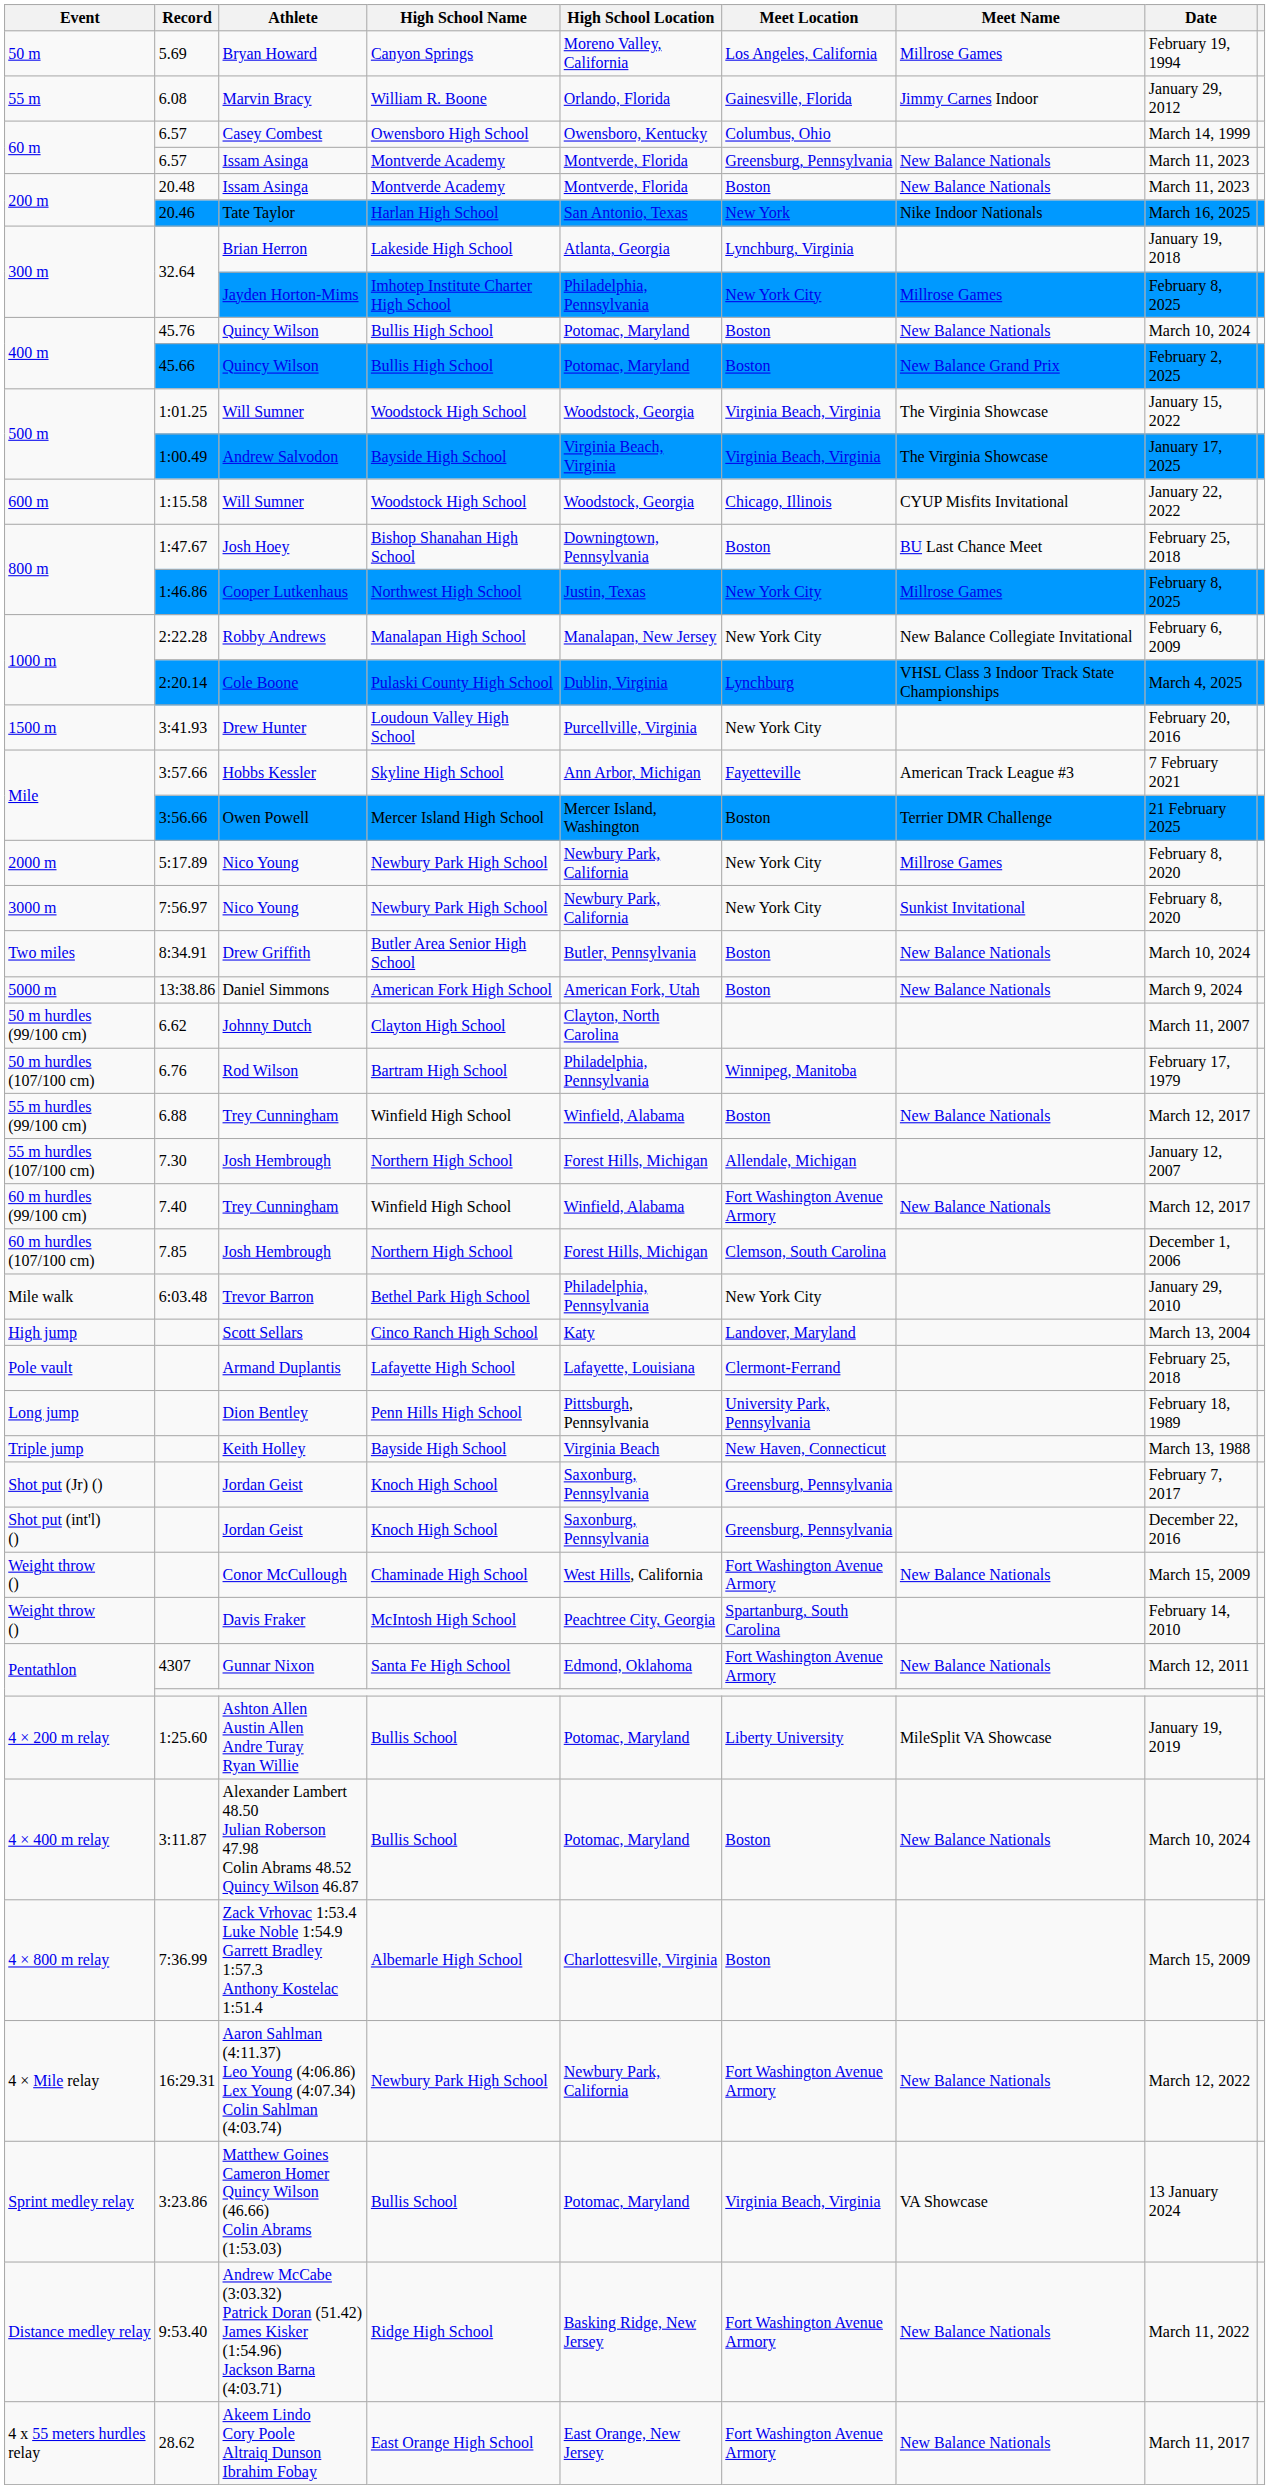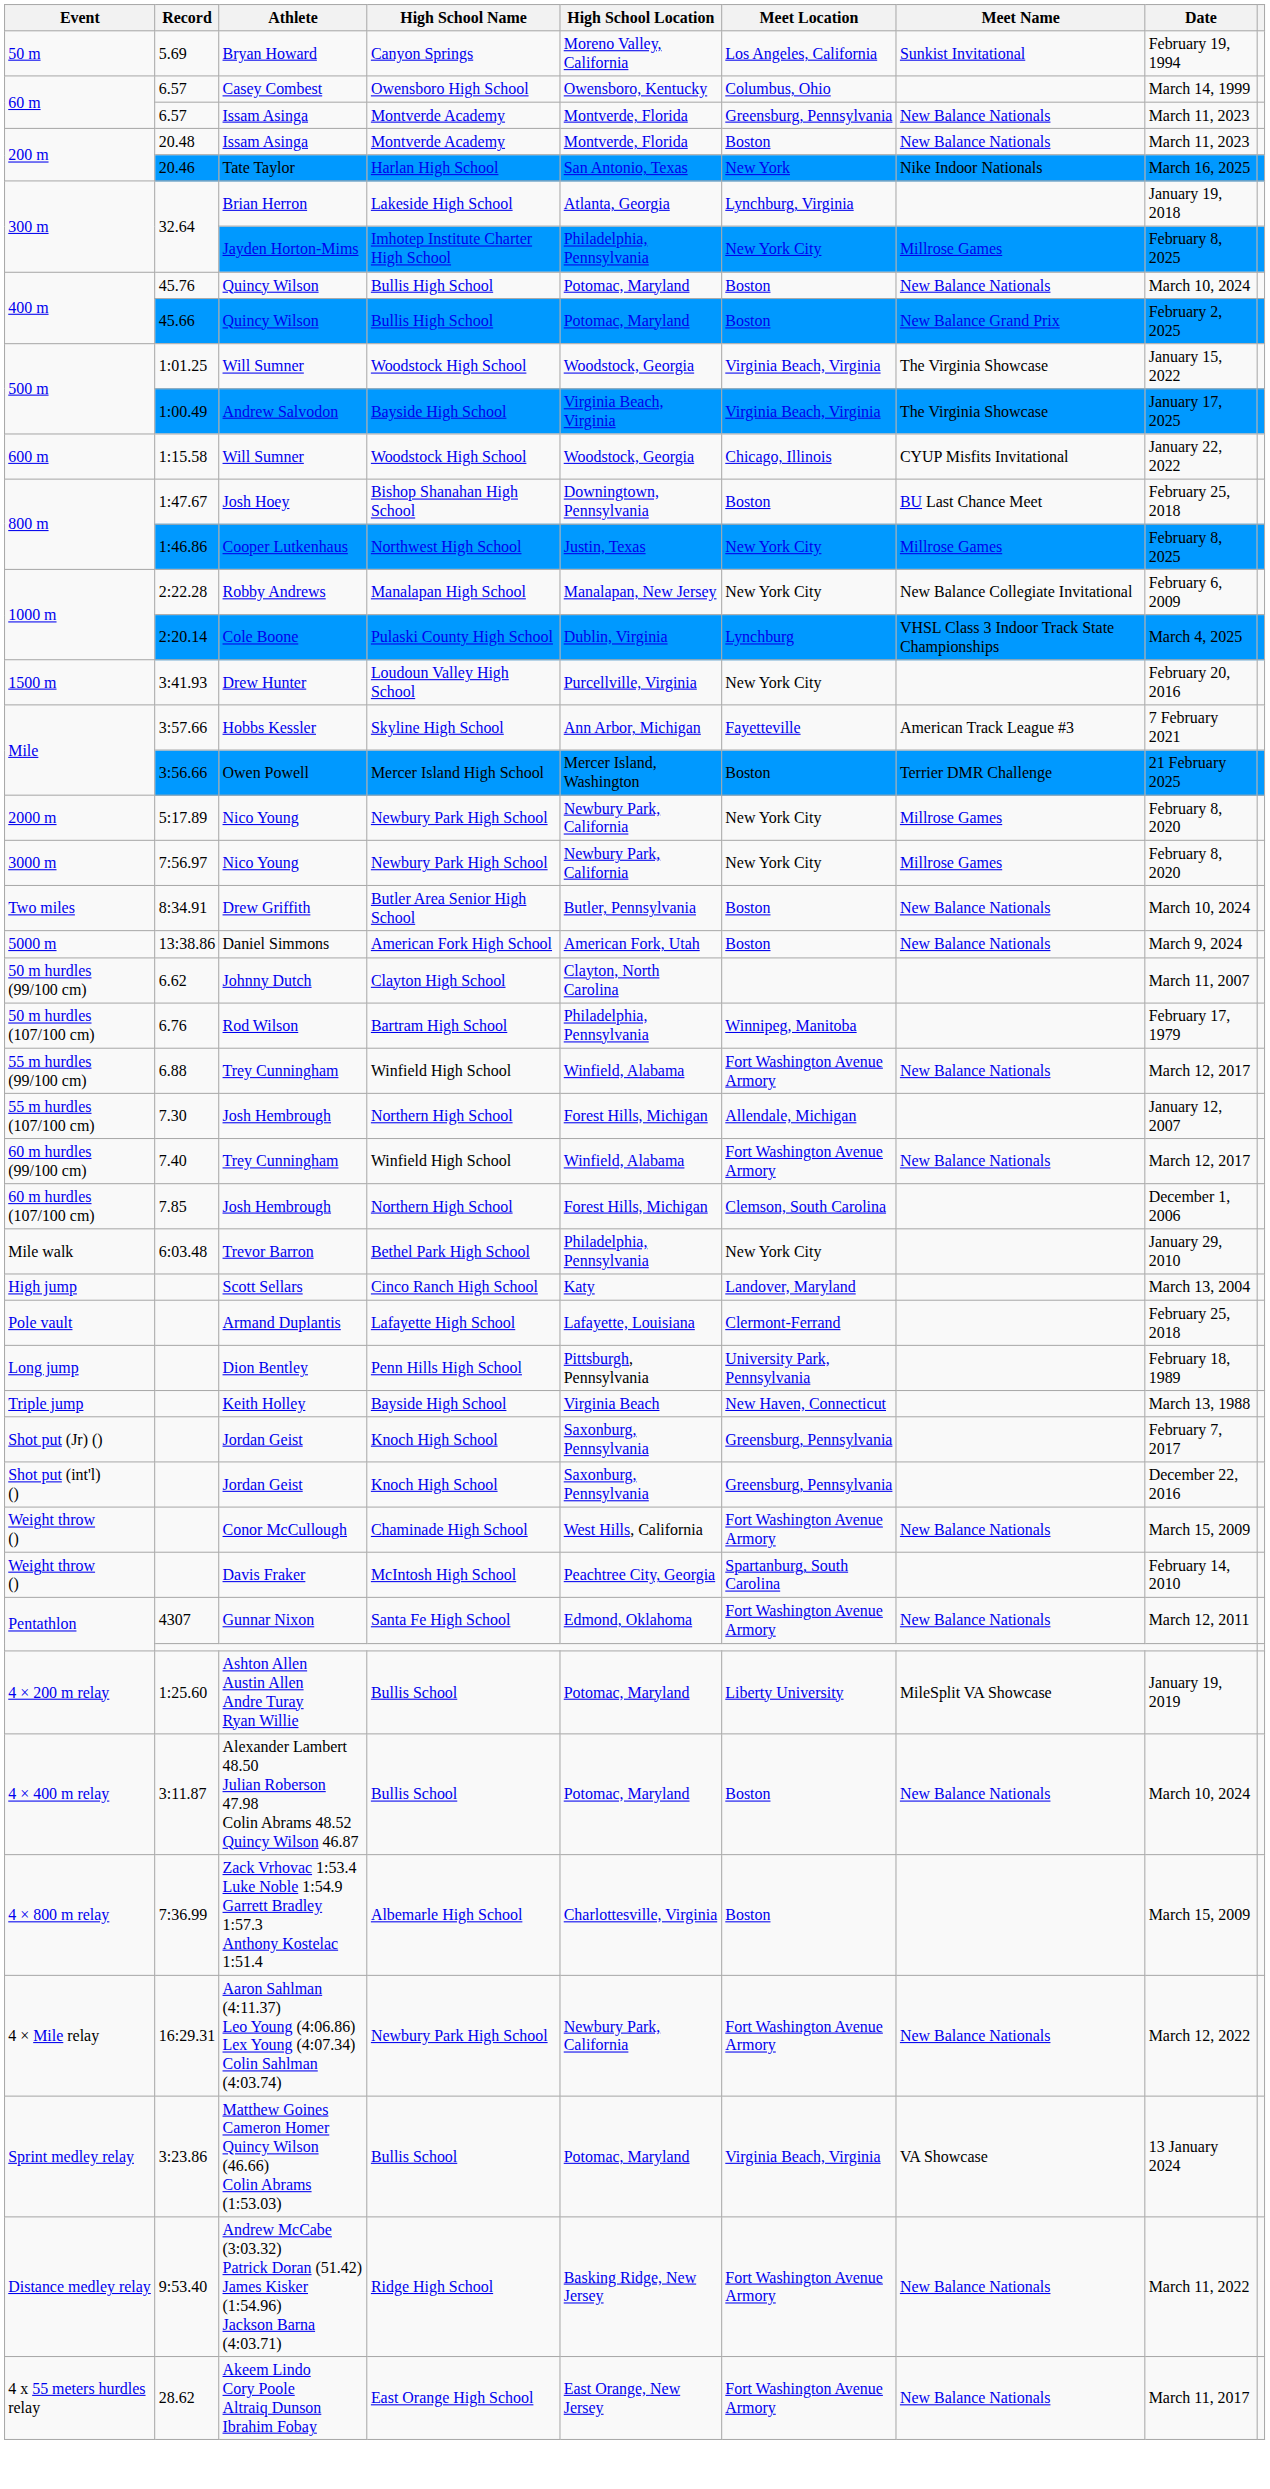(951, 53) Millrose Games -> (963, 53) Sunkist Invitational
- row: (24, 98)
(963, 908) Sunkist Invitational -> (951, 863) Millrose Games
(748, 1115) Boston -> (804, 1070) Fort Washington Avenue Armory
